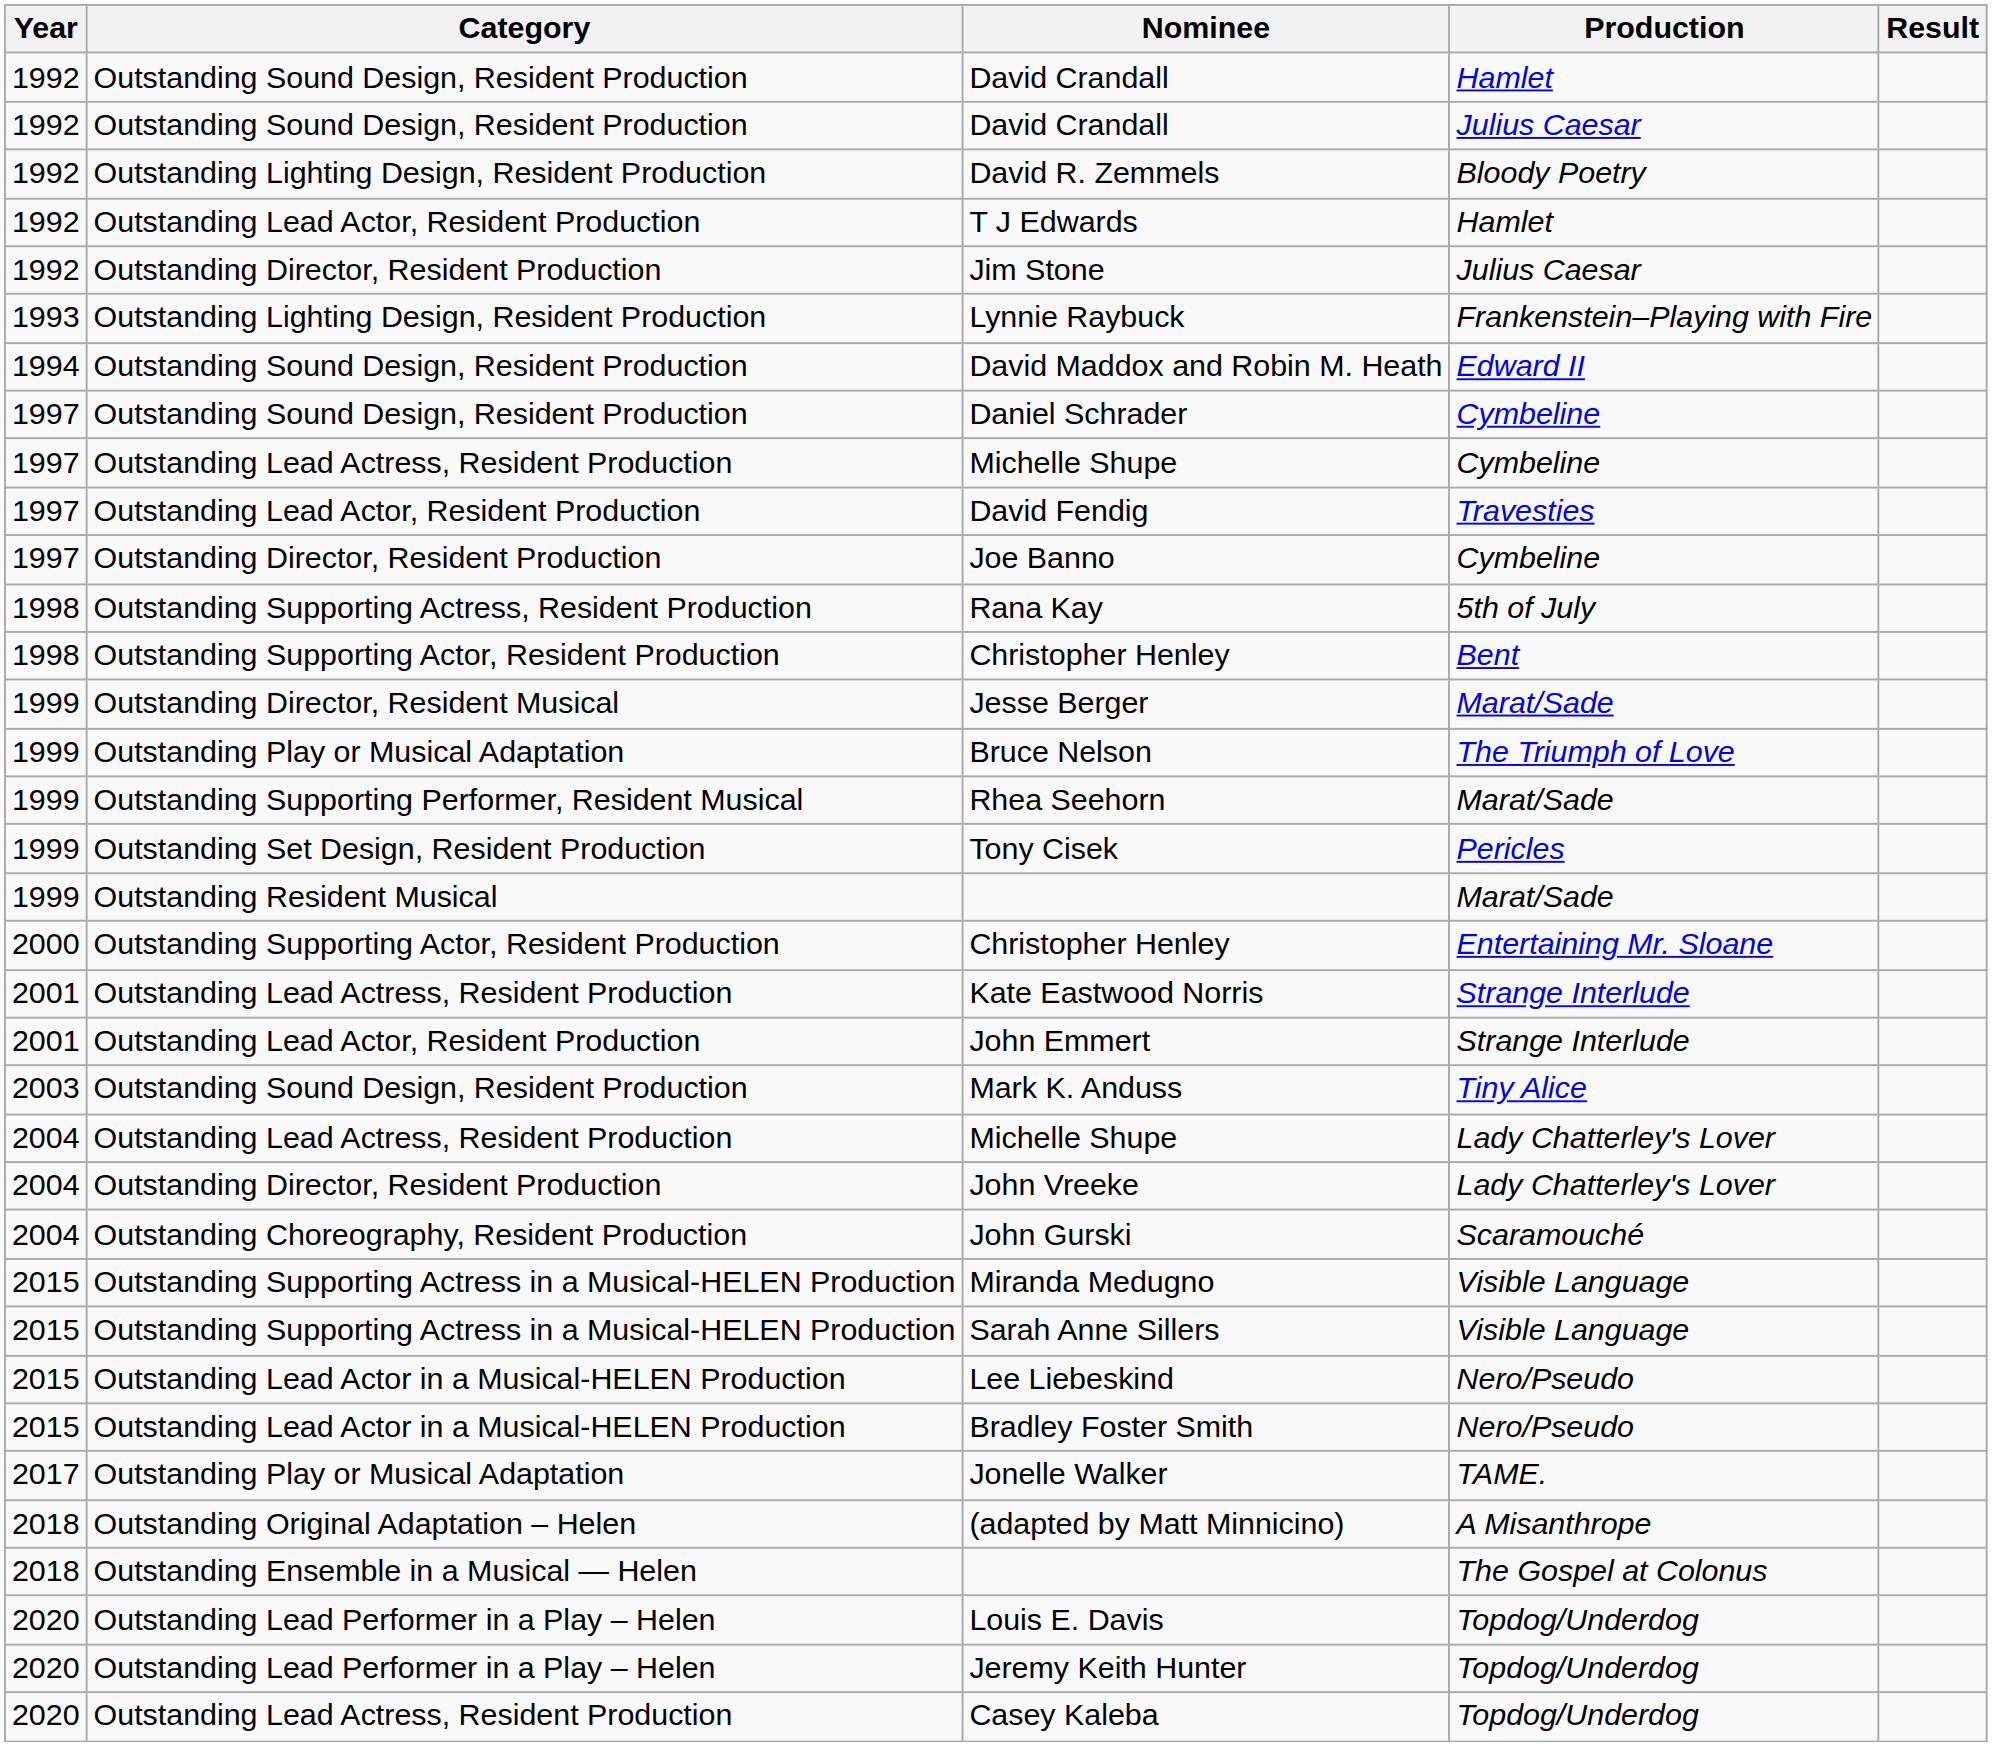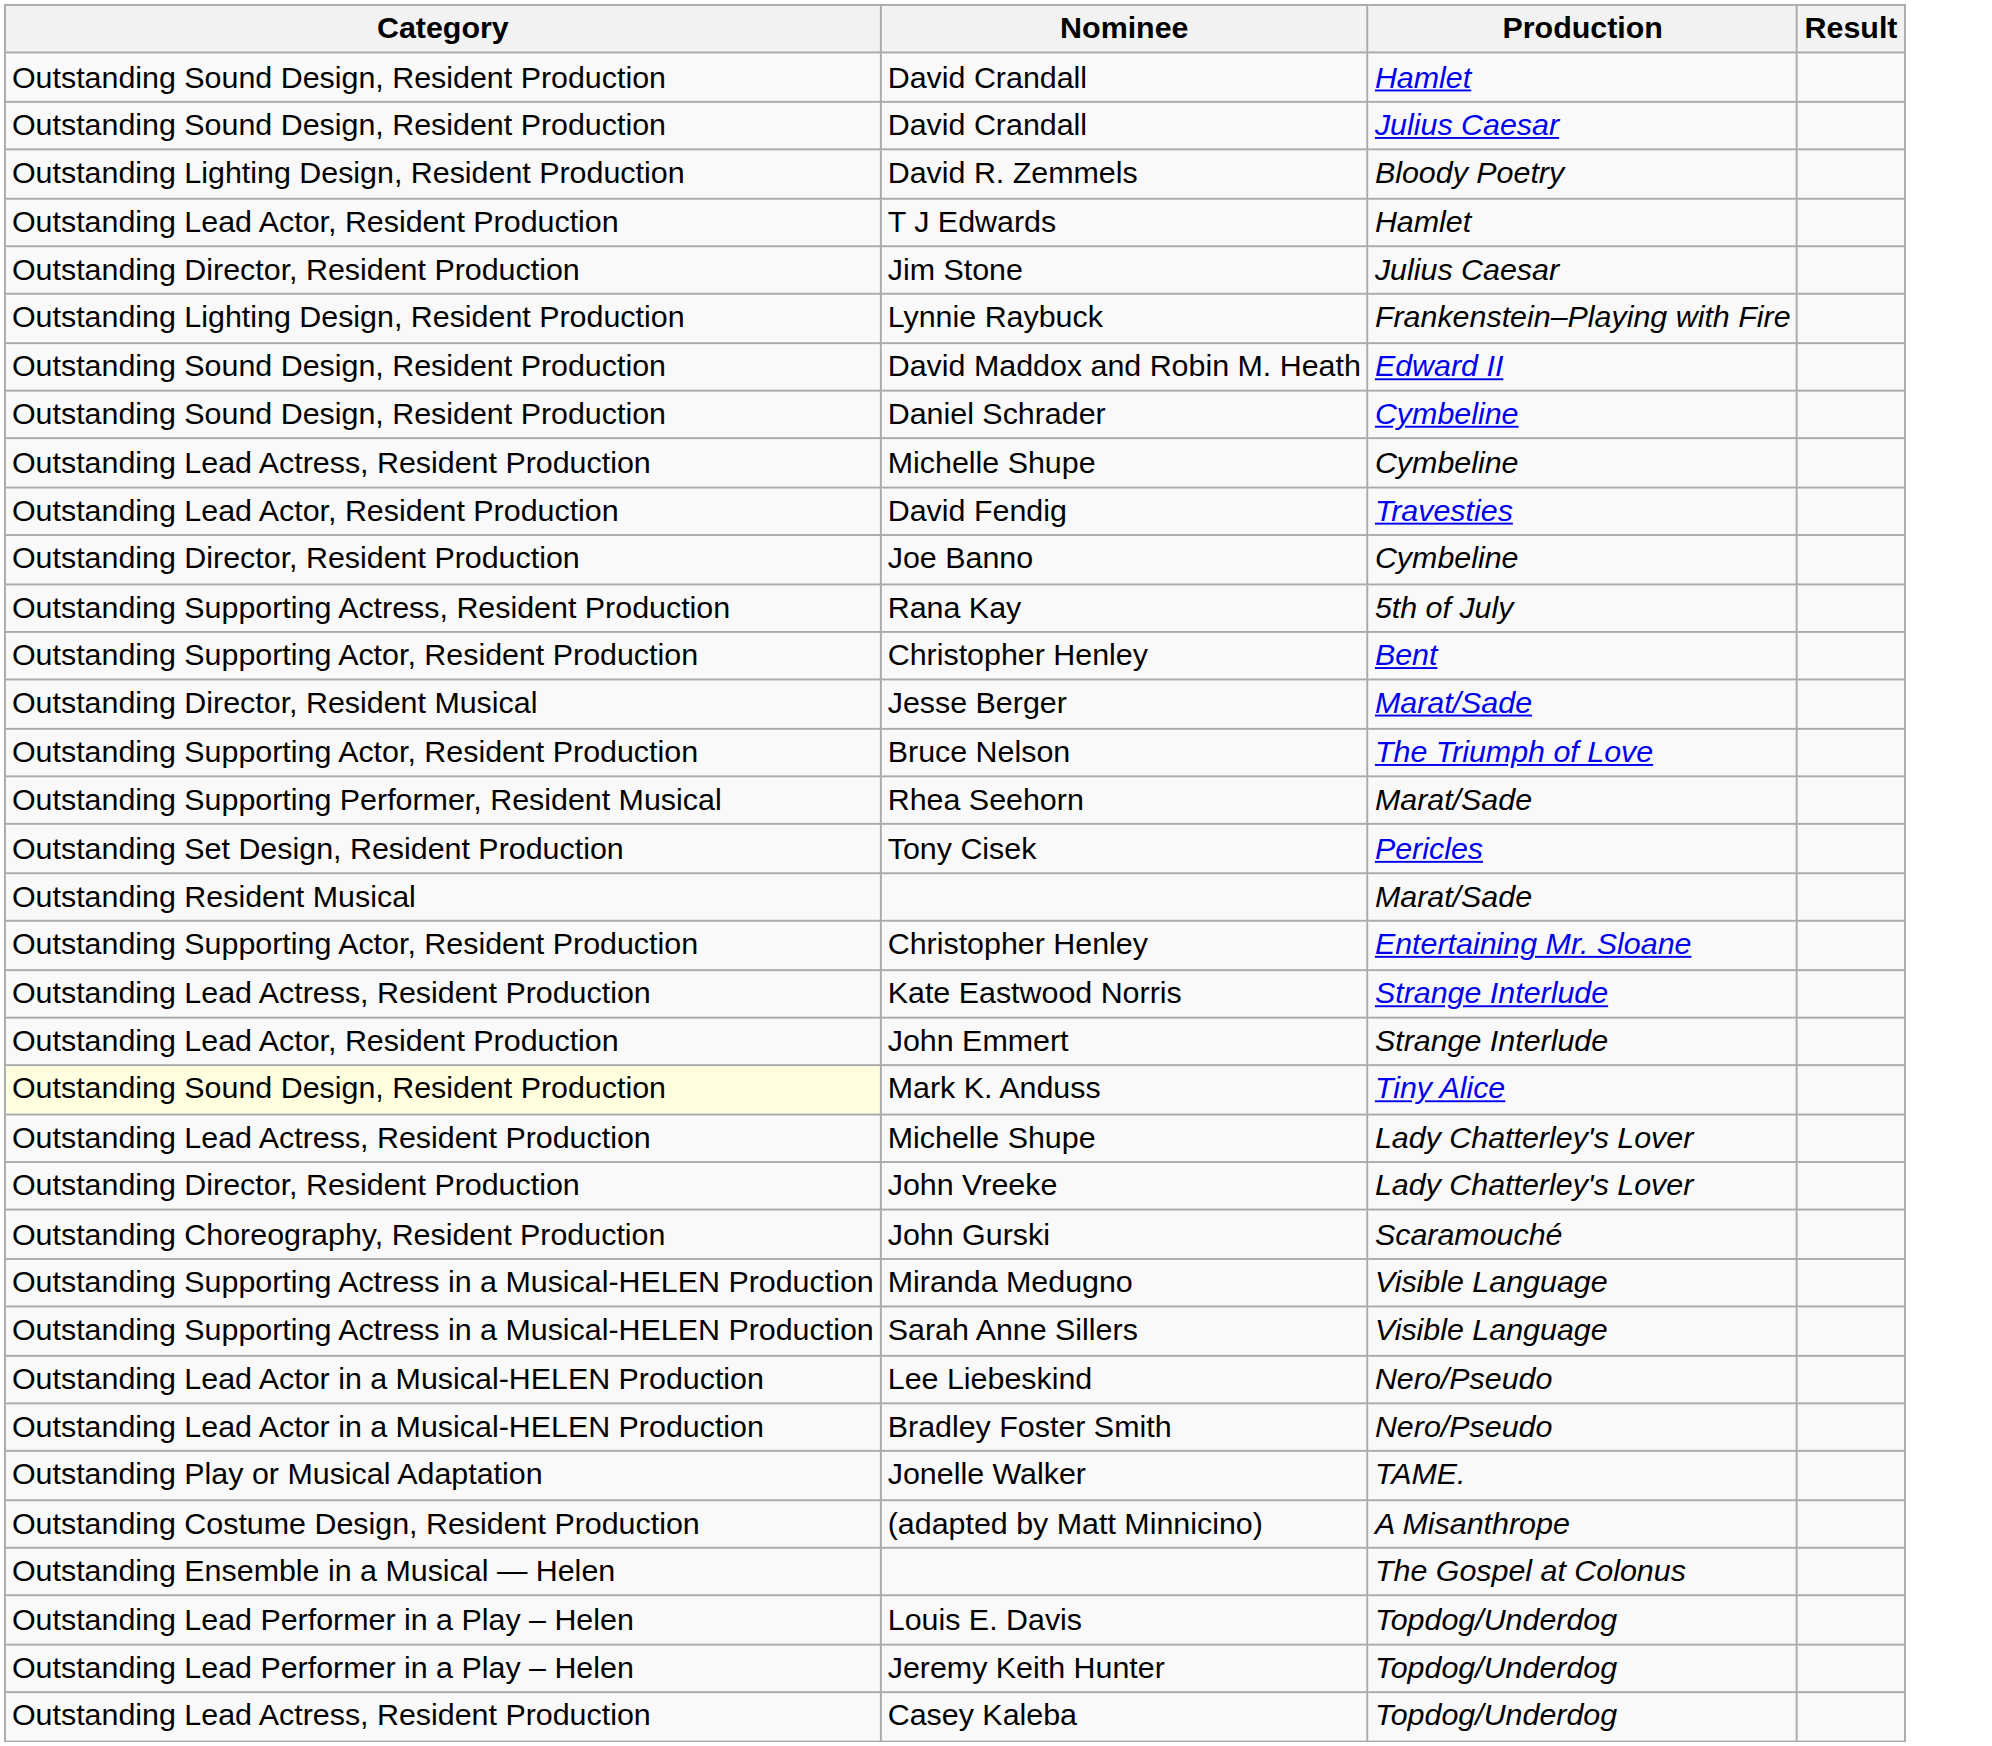- column: (46, 28)
(359, 751) Outstanding Play or Musical Adaptation -> (355, 751) Outstanding Supporting Actor, Resident Production
(421, 1089) no background -> (339, 1089) lightyellow background
(365, 1523) Outstanding Original Adaptation – Helen -> (356, 1523) Outstanding Costume Design, Resident Production
